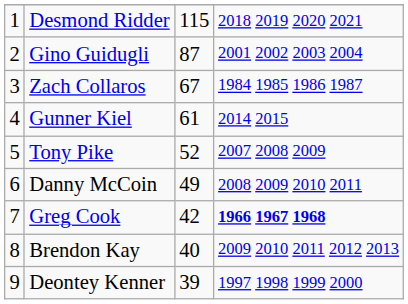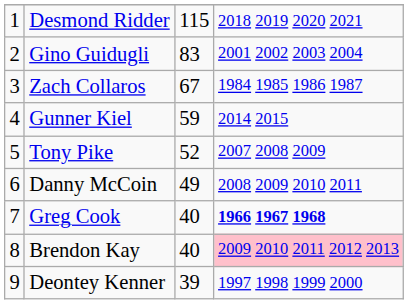(190, 53) 87 -> (190, 53) 83
(190, 119) 61 -> (190, 119) 59
(190, 217) 42 -> (190, 217) 40
(309, 250) no background -> (309, 250) pink background
